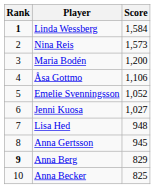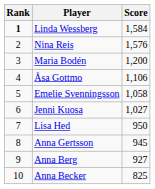(136, 45) 1,573 -> (136, 45) 1,576
(136, 94) 1,052 -> (136, 94) 1,058
(140, 126) 948 -> (140, 126) 950
(18, 159) bold -> (18, 159) normal
(140, 159) 829 -> (140, 159) 927
